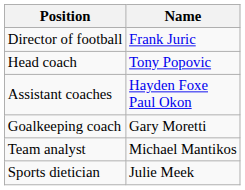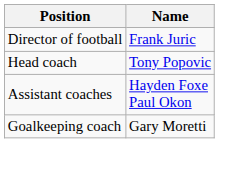- row: (47, 149)
- row: (54, 172)
